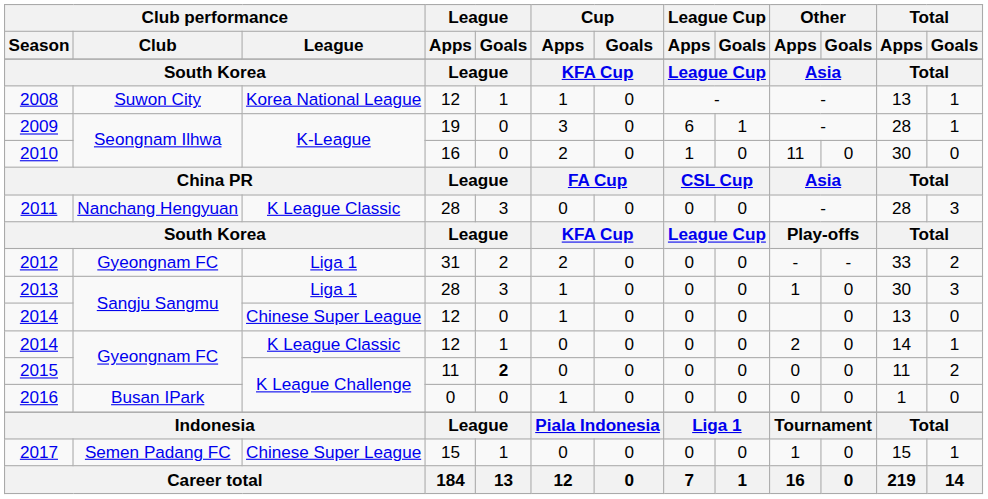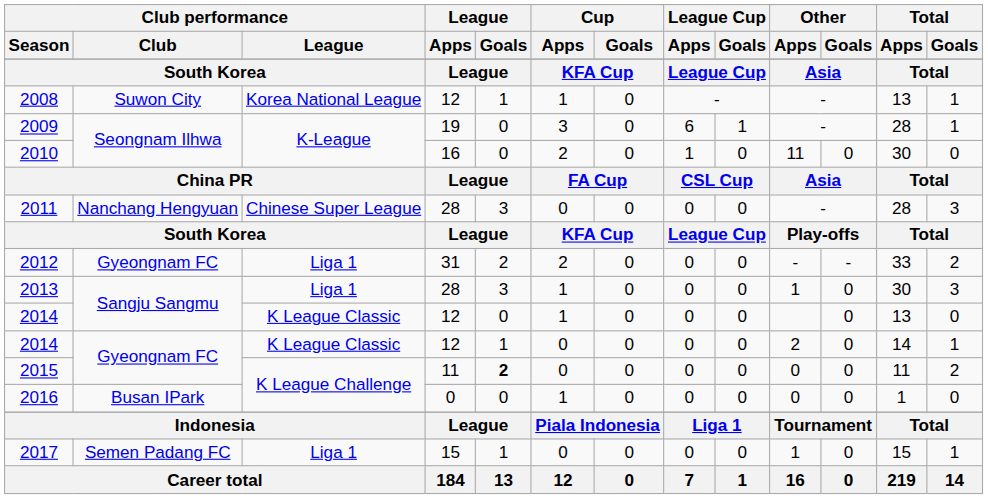(334, 208) K League Classic -> (334, 208) Chinese Super League
(334, 316) Chinese Super League -> (334, 316) K League Classic
(334, 452) Chinese Super League -> (334, 452) Liga 1
